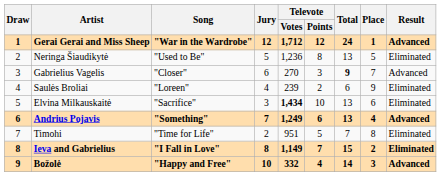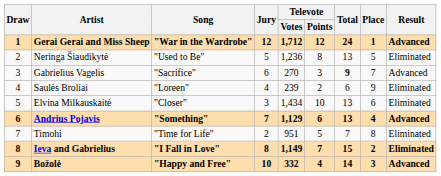(170, 73) "Closer" -> (175, 73) "Sacrifice"
(175, 103) "Sacrifice" -> (170, 103) "Closer"
(291, 103) bold -> (291, 103) normal
(291, 118) 1,249 -> (291, 118) 1,129
